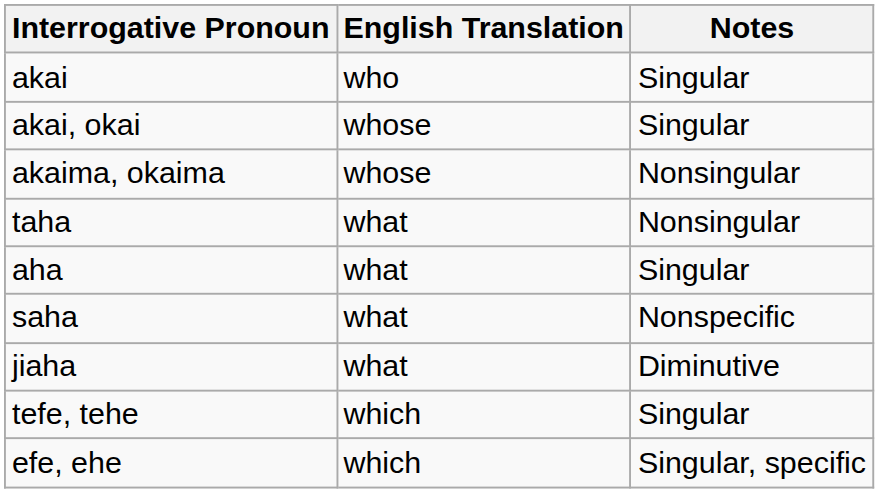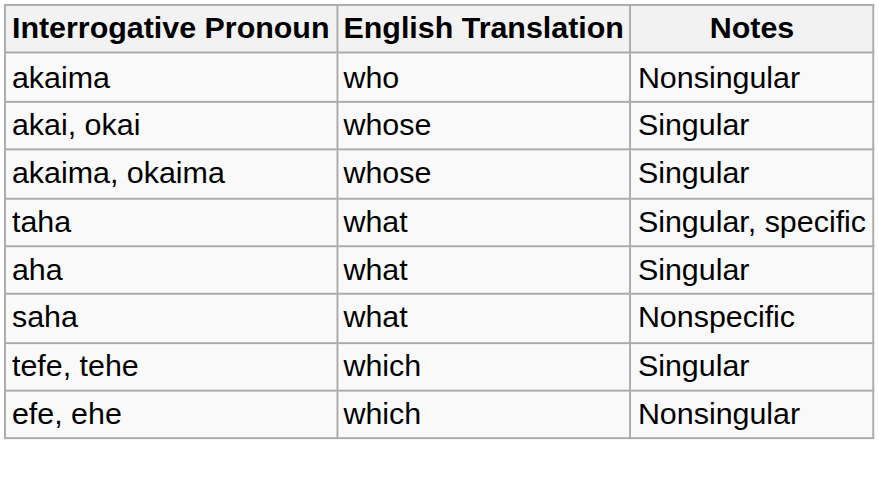- row: (40, 76)
+ row: (61, 76)
(719, 173) Nonsingular -> (694, 173) Singular
(719, 221) Nonsingular -> (752, 221) Singular, specific
- row: (44, 366)
(752, 462) Singular, specific -> (719, 414) Nonsingular
